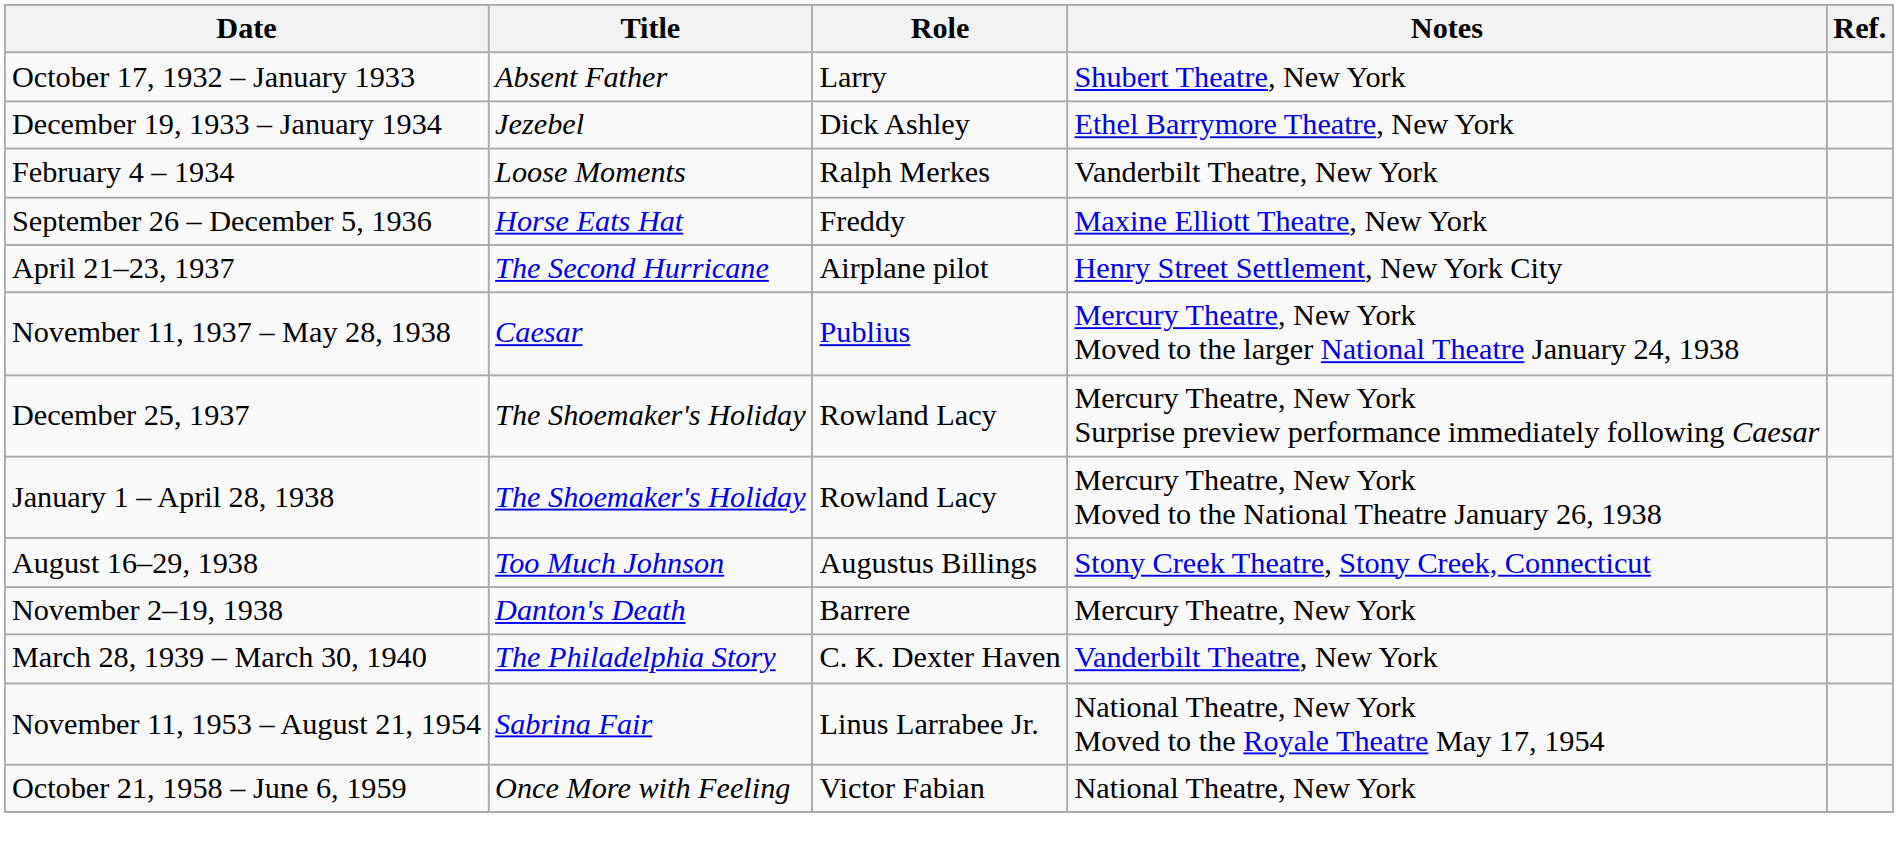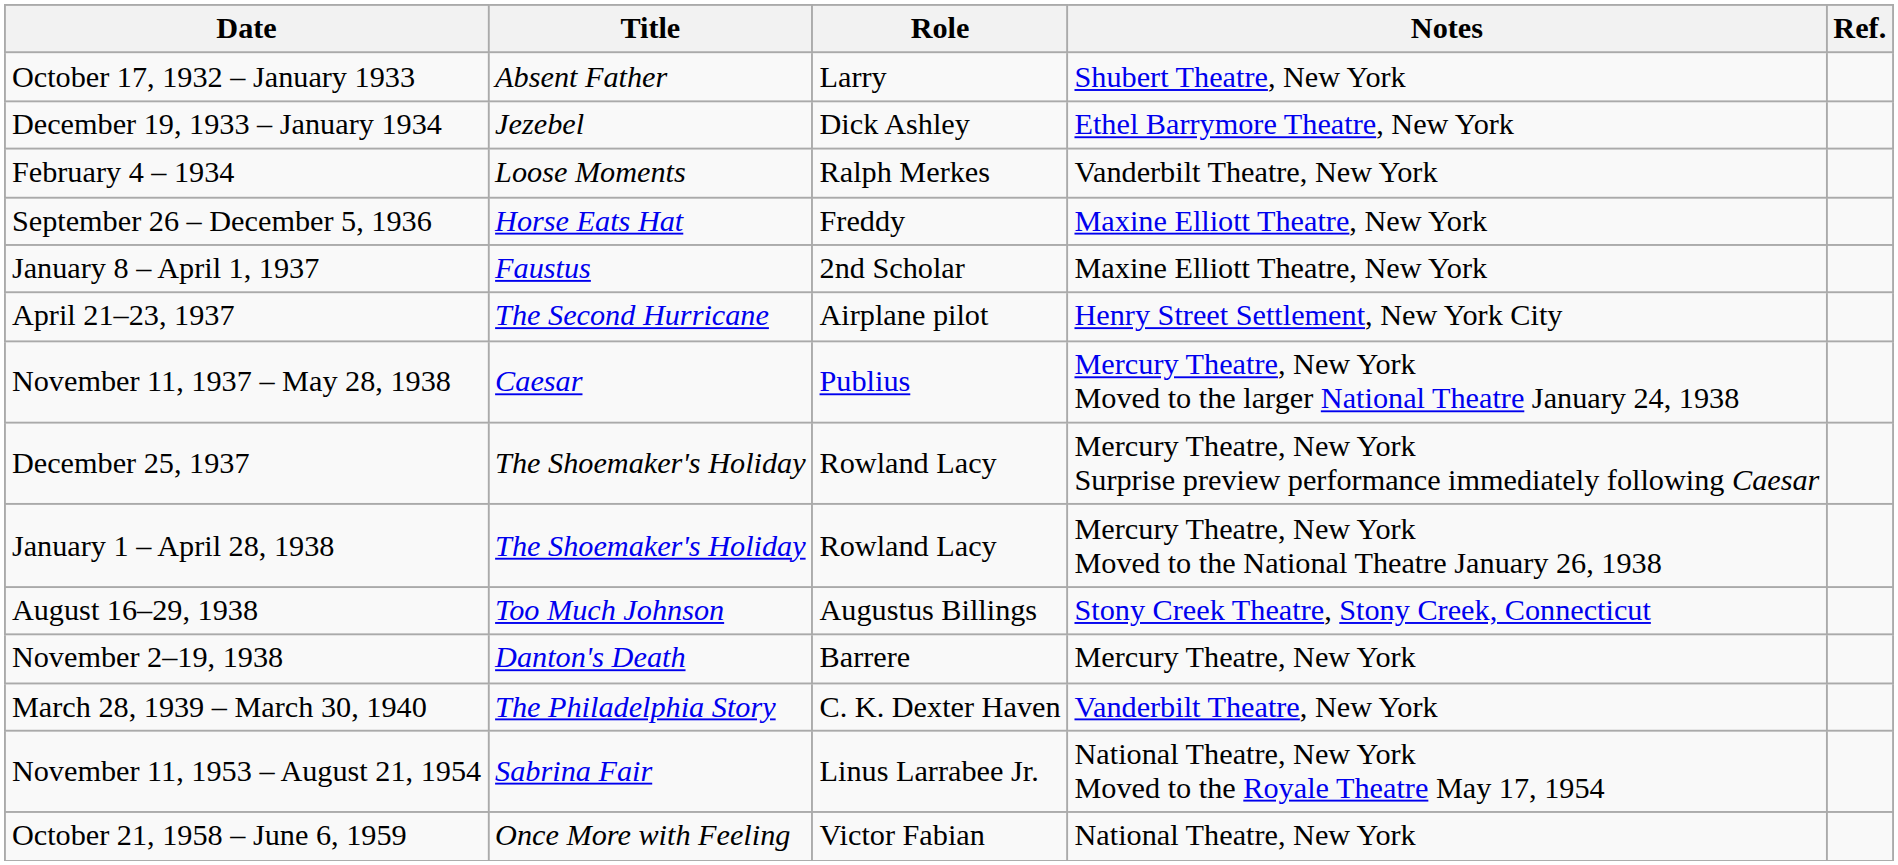+ row: (166, 268)
